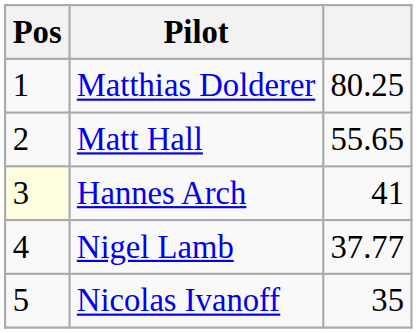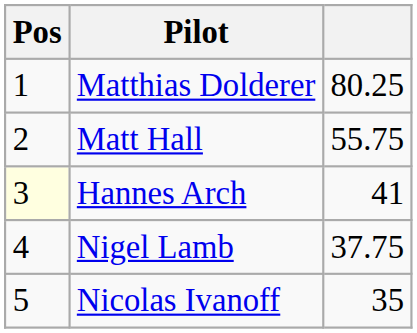(367, 139) 55.65 -> (367, 139) 55.75
(367, 247) 37.77 -> (367, 247) 37.75
